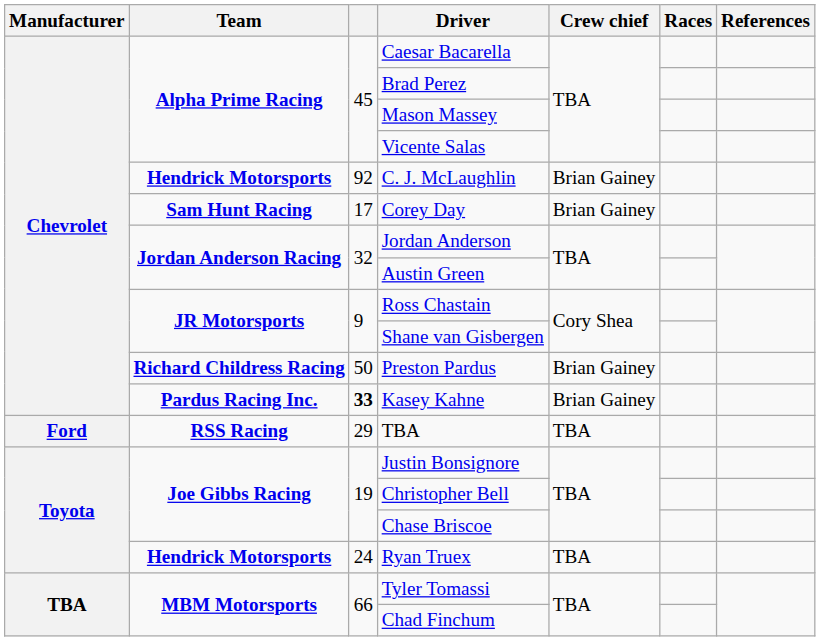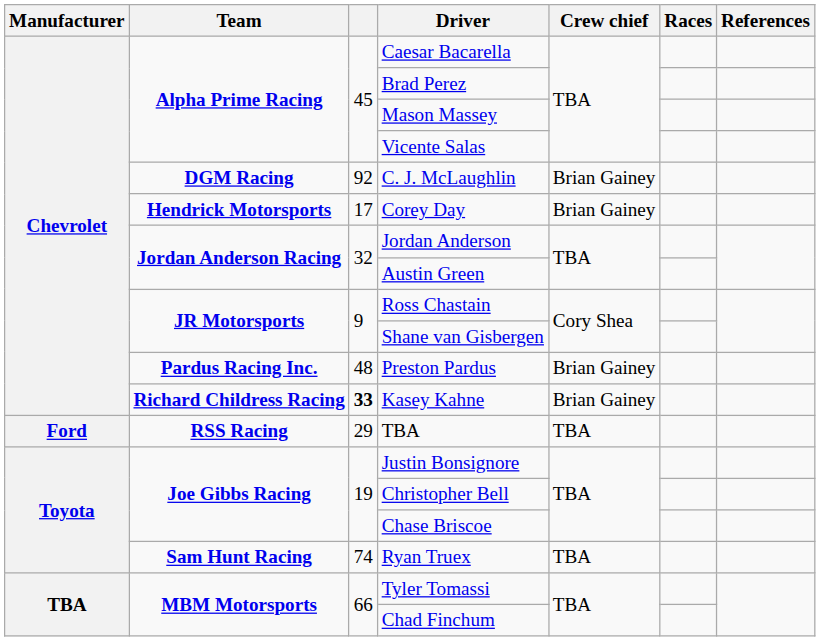(239, 178) Hendrick Motorsports -> (239, 178) DGM Racing
(239, 209) Sam Hunt Racing -> (239, 209) Hendrick Motorsports
(239, 367) Richard Childress Racing -> (239, 367) Pardus Racing Inc.
(363, 367) 50 -> (363, 367) 48
(239, 399) Pardus Racing Inc. -> (239, 399) Richard Childress Racing
(239, 557) Hendrick Motorsports -> (239, 557) Sam Hunt Racing
(363, 557) 24 -> (363, 557) 74
